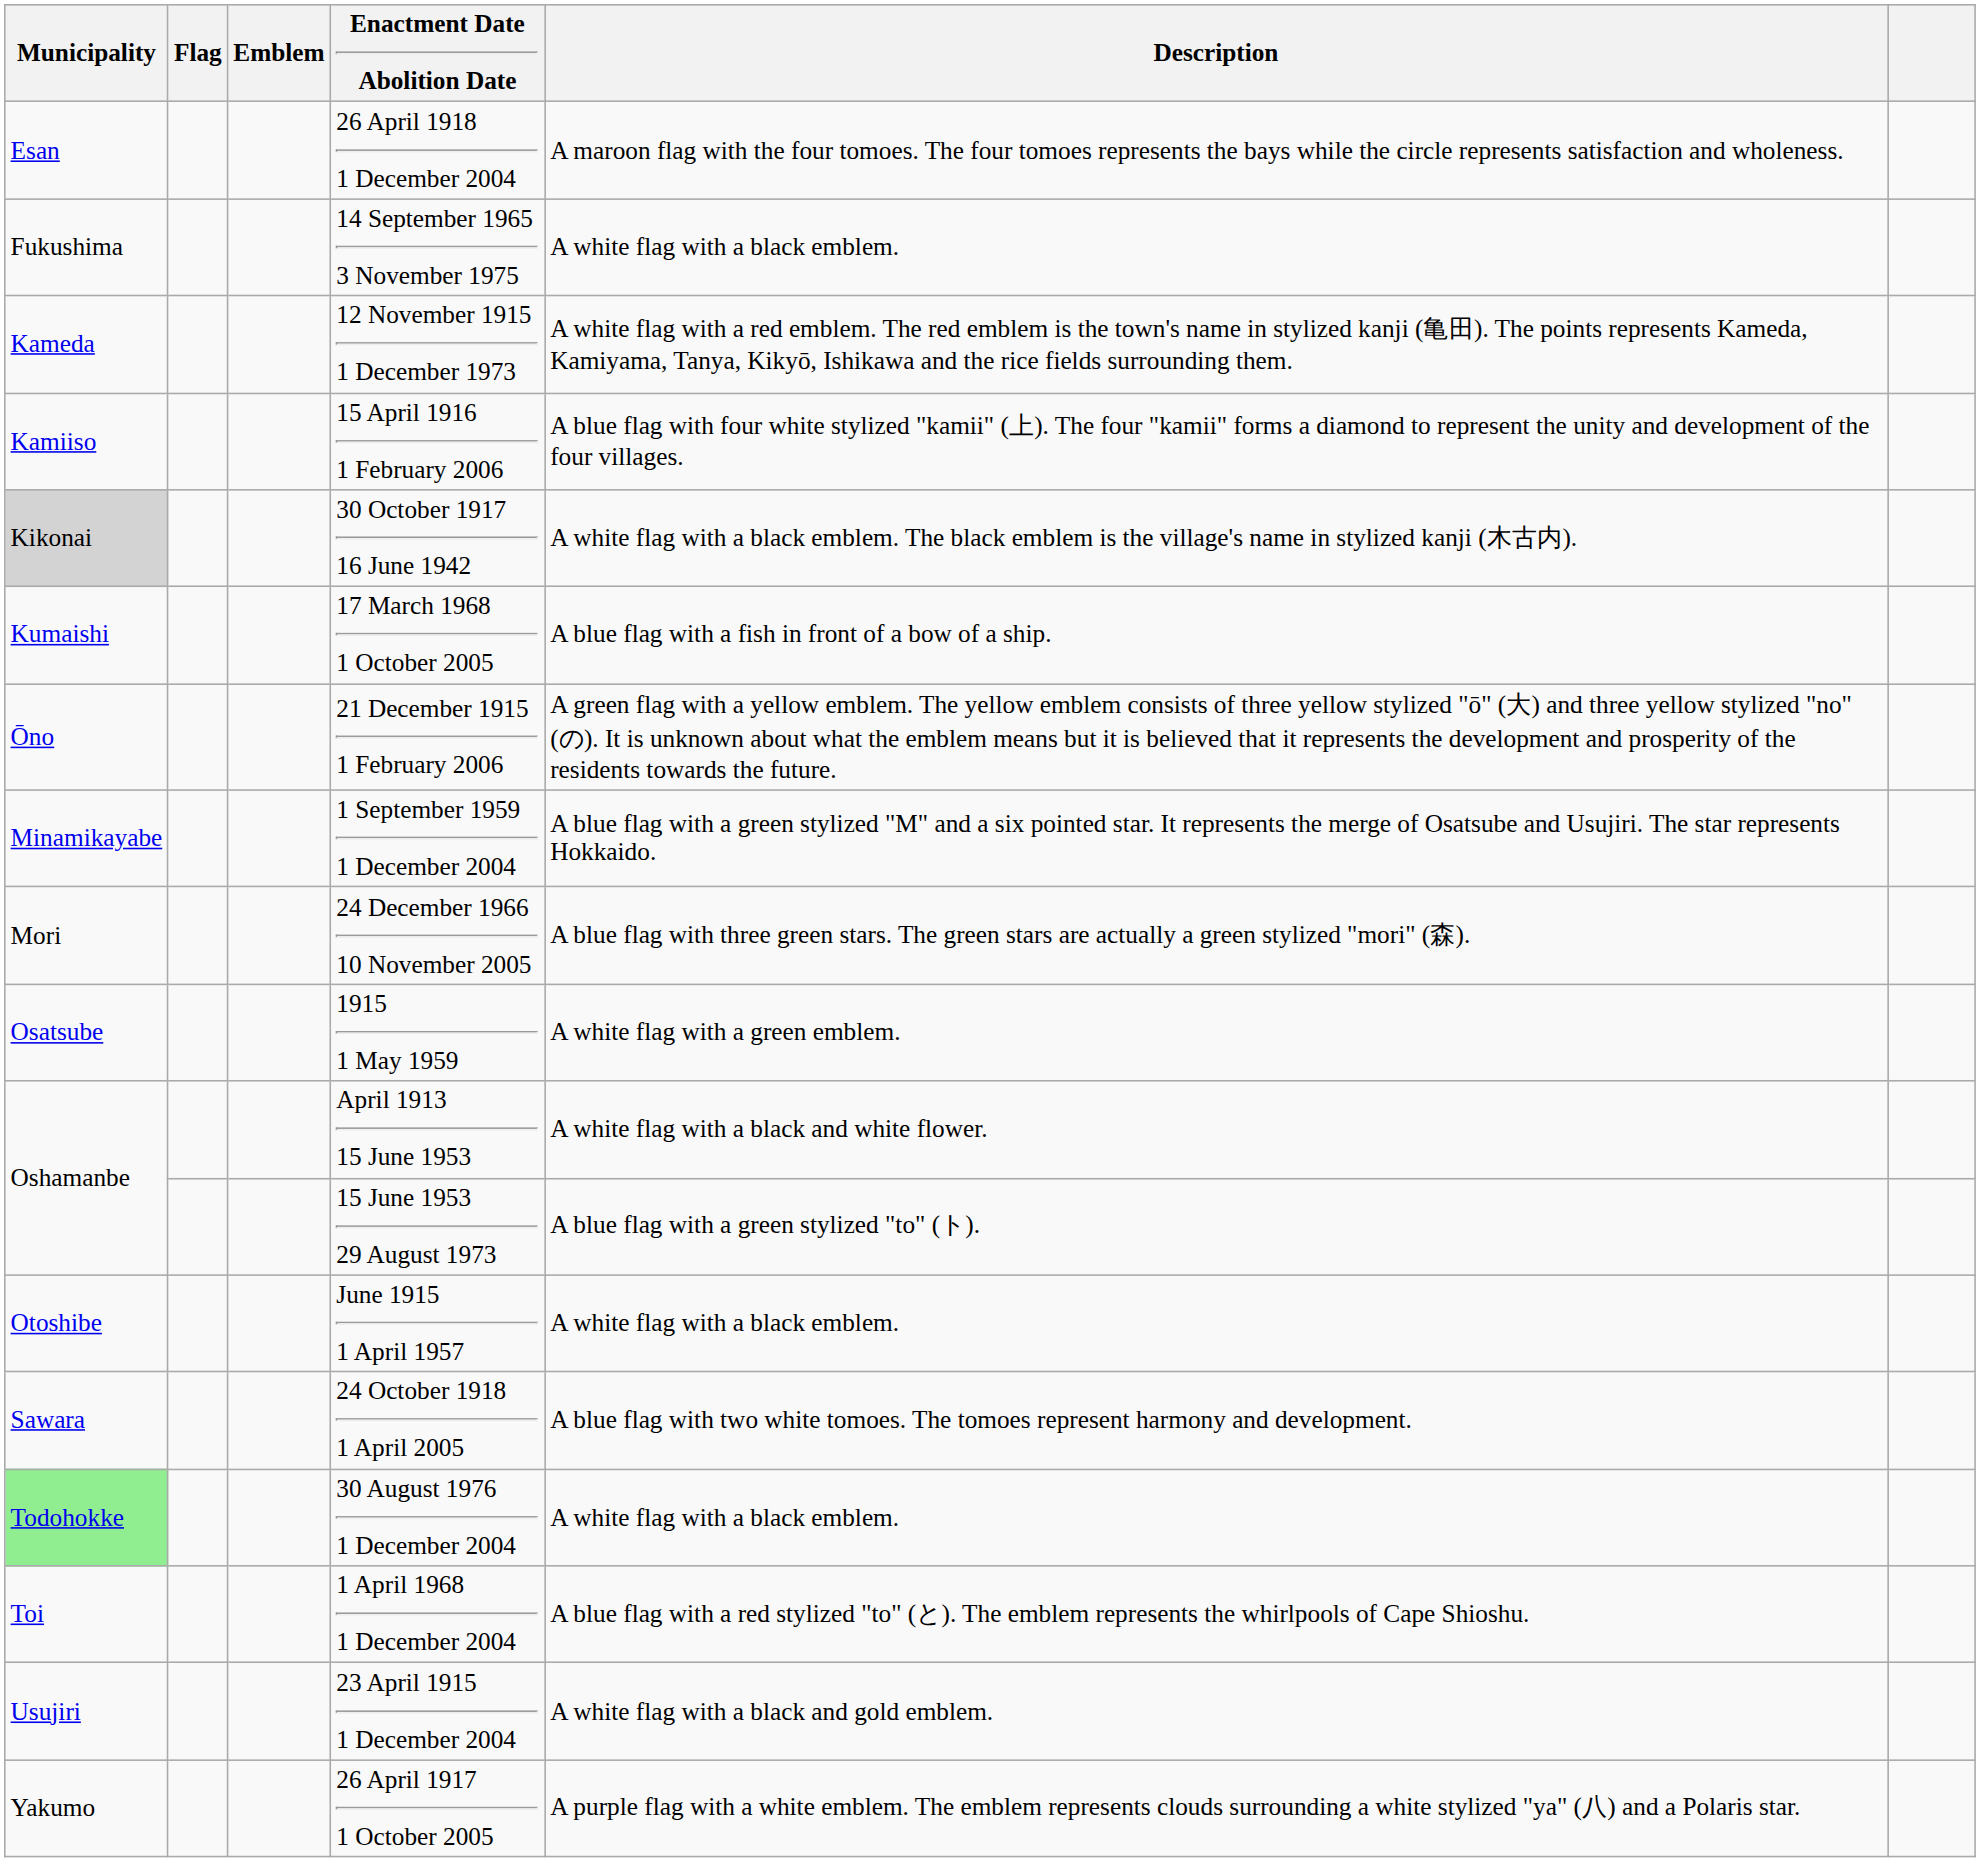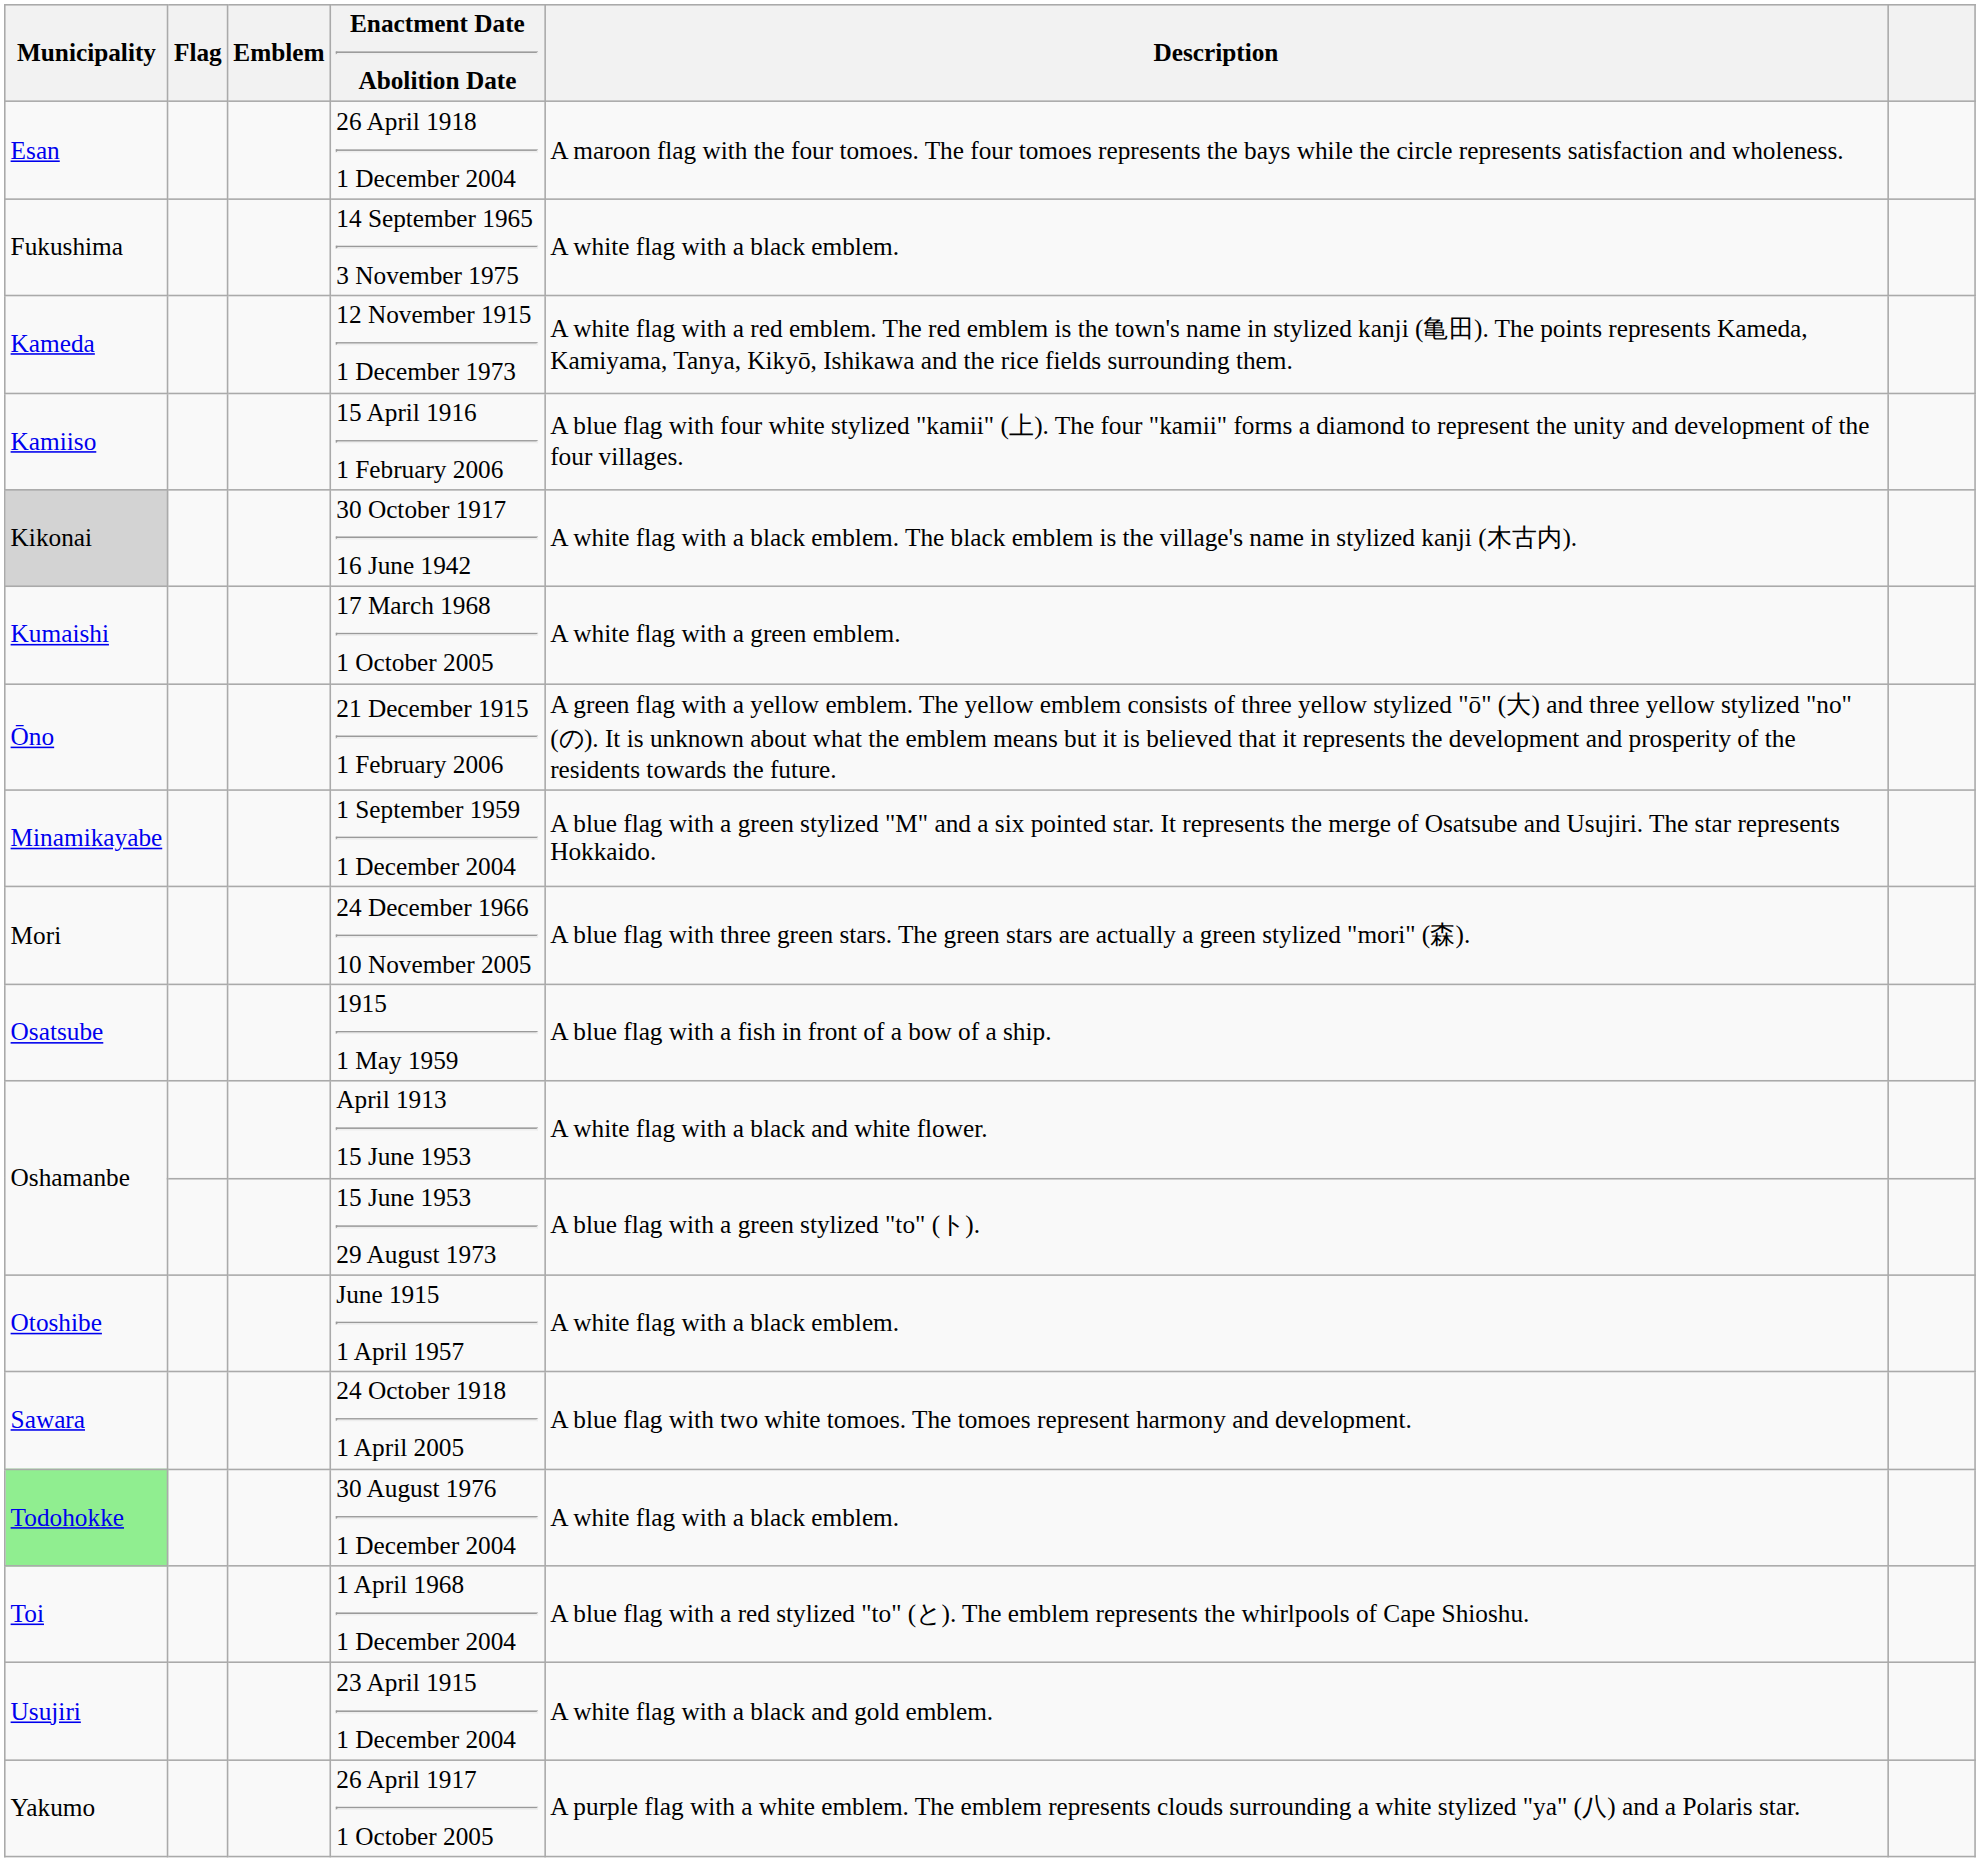(801, 634) A blue flag with a fish in front of a bow of a ship. -> (725, 634) A white flag with a green emblem.
(725, 1032) A white flag with a green emblem. -> (801, 1032) A blue flag with a fish in front of a bow of a ship.
